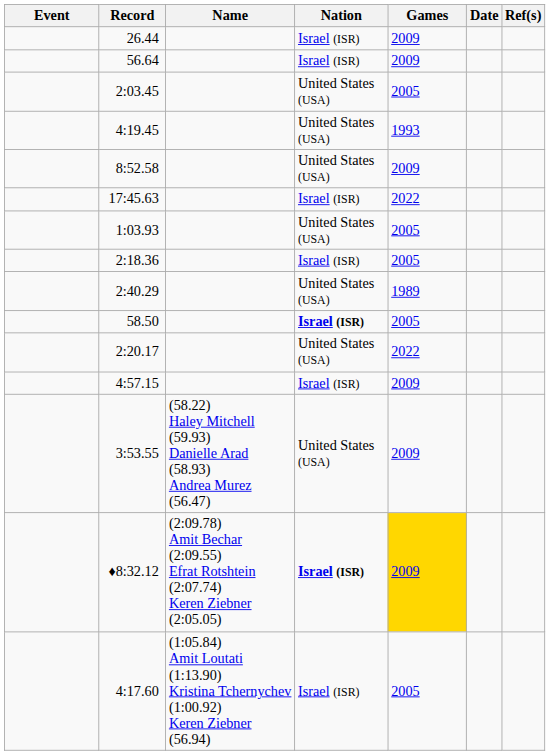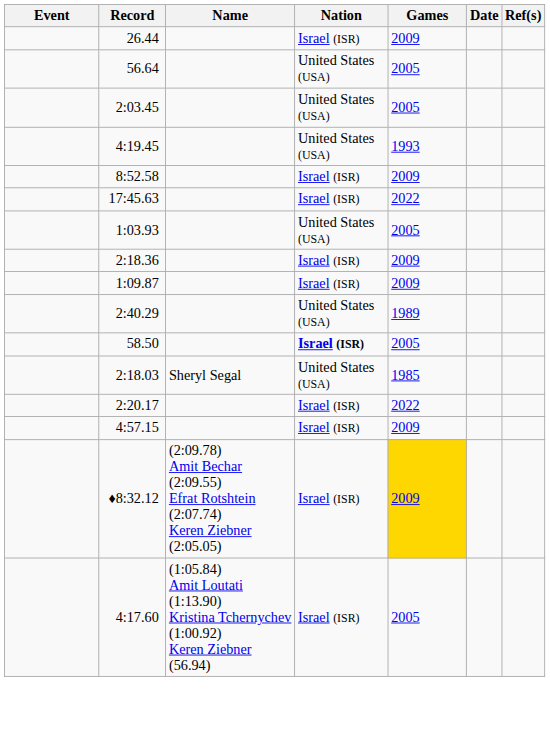(329, 60) Israel (ISR) -> (336, 68) United States (USA)
(405, 60) 2009 -> (405, 68) 2005
(336, 168) United States (USA) -> (329, 176) Israel (ISR)
(405, 260) 2005 -> (405, 260) 2009
+ row: (139, 283)
+ row: (139, 374)
(336, 352) United States (USA) -> (329, 405) Israel (ISR)
- row: (139, 453)
(331, 572) bold -> (329, 498) normal
